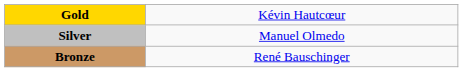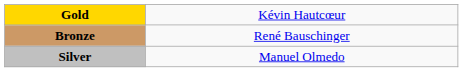rows swapped: (75, 35) <-> (75, 56)
